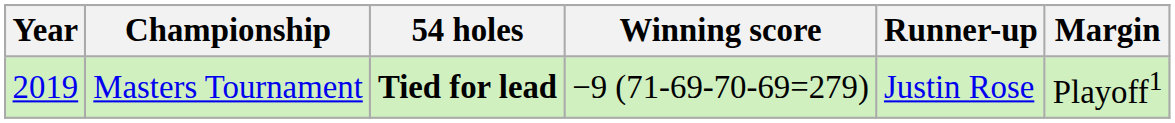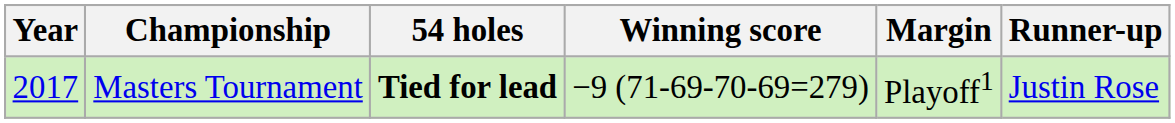columns swapped: (1108, 30) <-> (961, 30)
(45, 86) 2019 -> (45, 86) 2017
